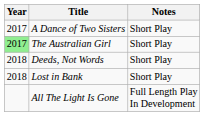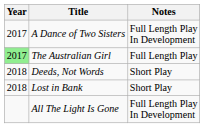(151, 28) Short Play -> (164, 34) Full Length Play In Development
(151, 44) Short Play -> (164, 55) Full Length Play
